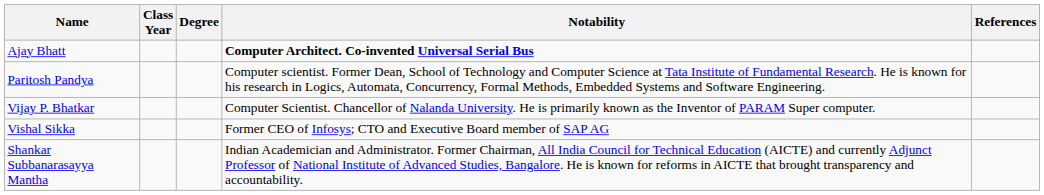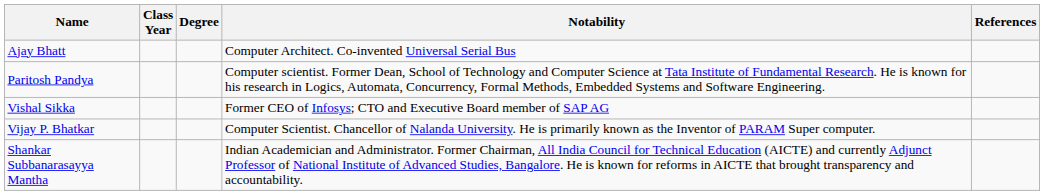(379, 51) bold -> (370, 51) normal
rows swapped: (51, 108) <-> (41, 129)
